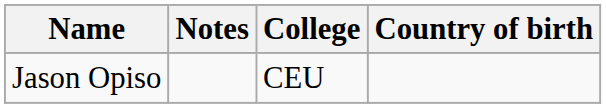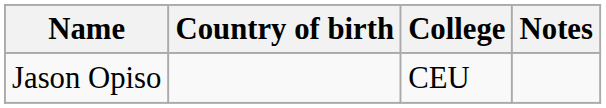columns swapped: (484, 28) <-> (212, 28)
